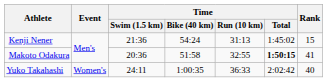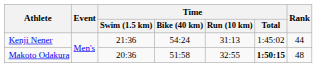(310, 40) 15 -> (300, 40) 44
(310, 55) 41 -> (300, 55) 48
- row: (35, 70)
